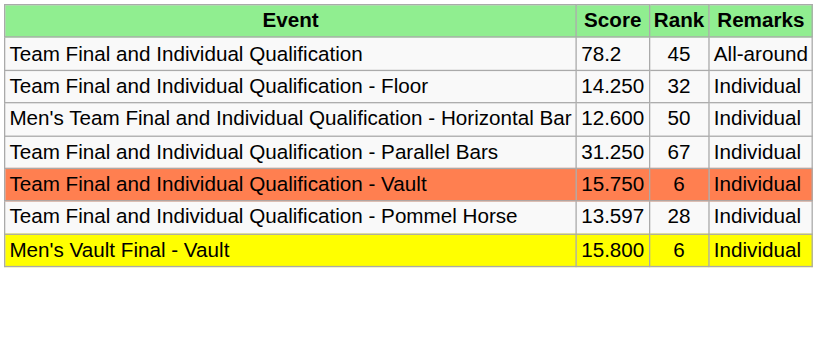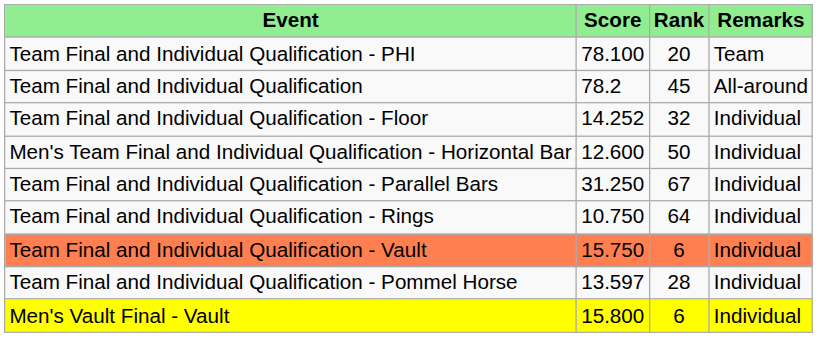+ row: (212, 53)
(613, 86) 14.250 -> (613, 119) 14.252
+ row: (222, 217)
